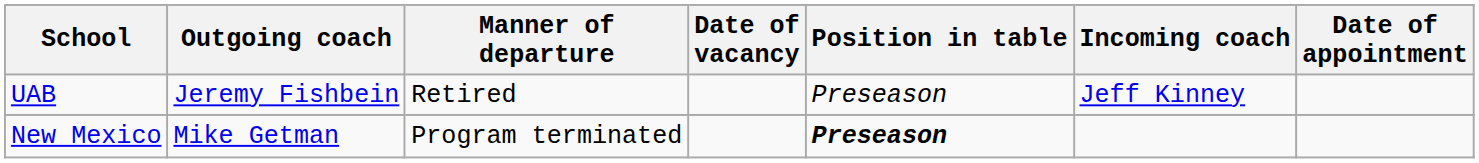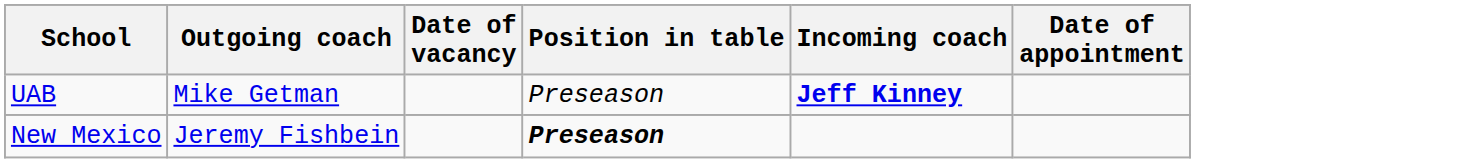- column: (547, 40)
(286, 95) Jeremy Fishbein -> (256, 95) Mike Getman
(1162, 95) normal -> (879, 95) bold
(256, 136) Mike Getman -> (286, 136) Jeremy Fishbein
